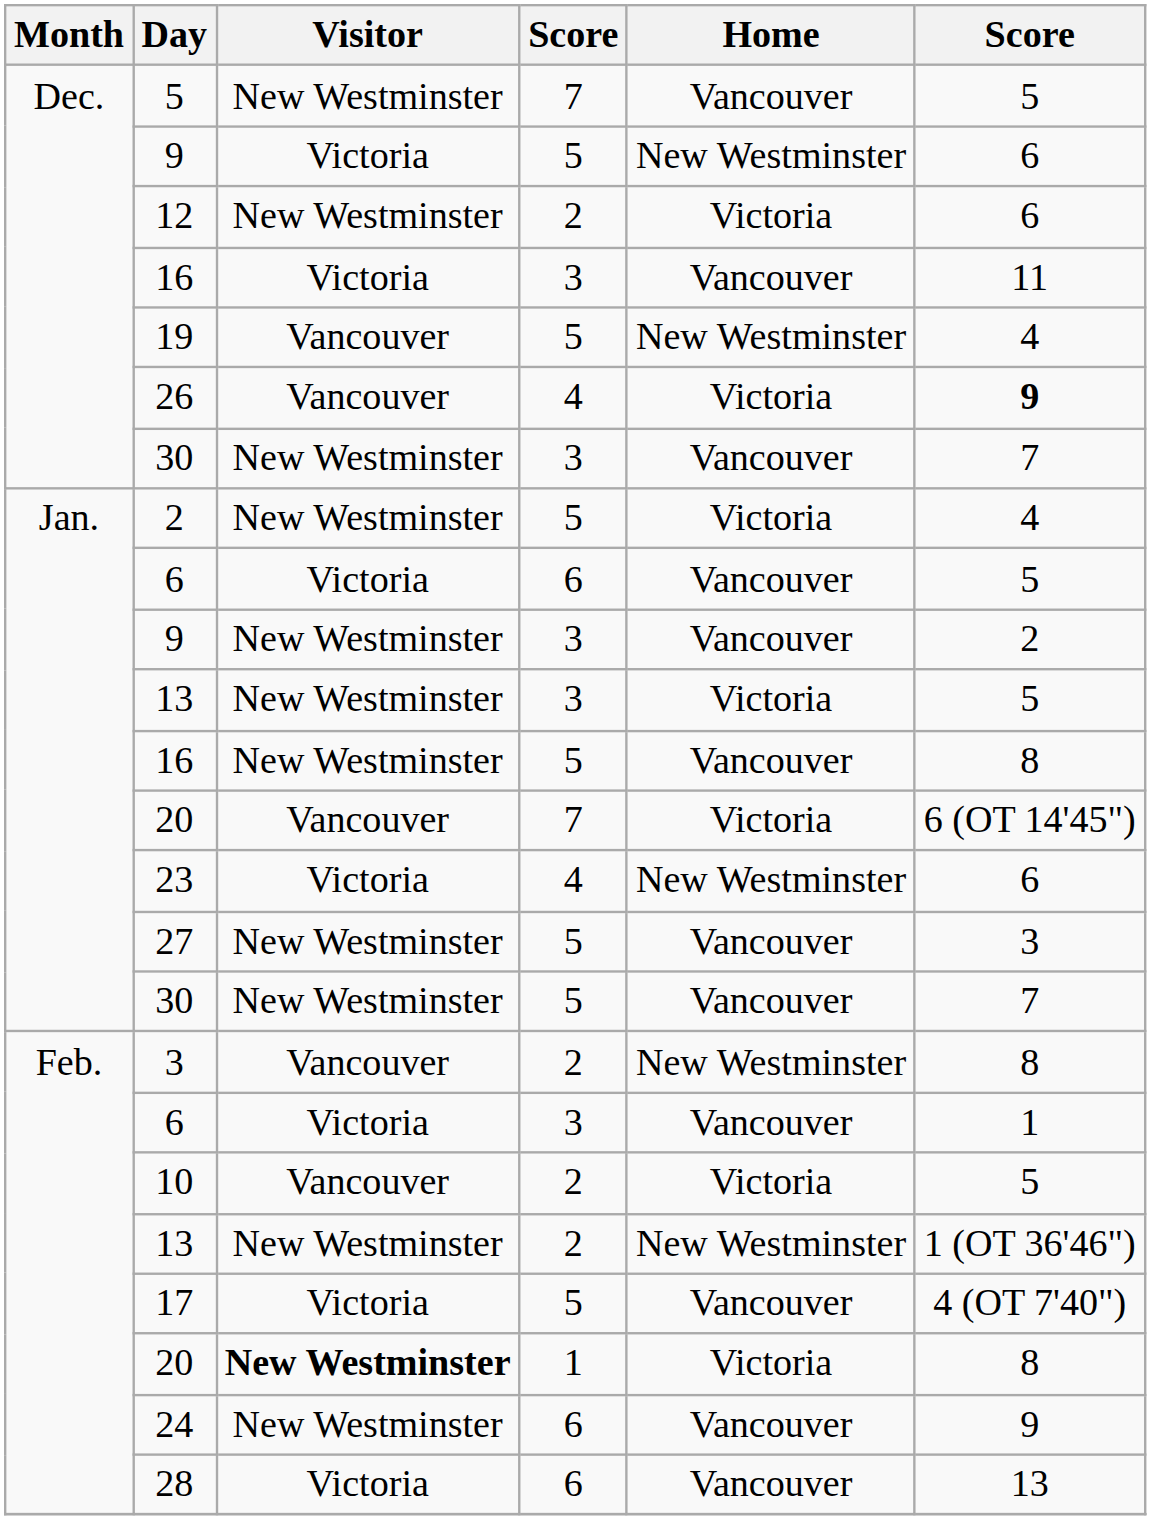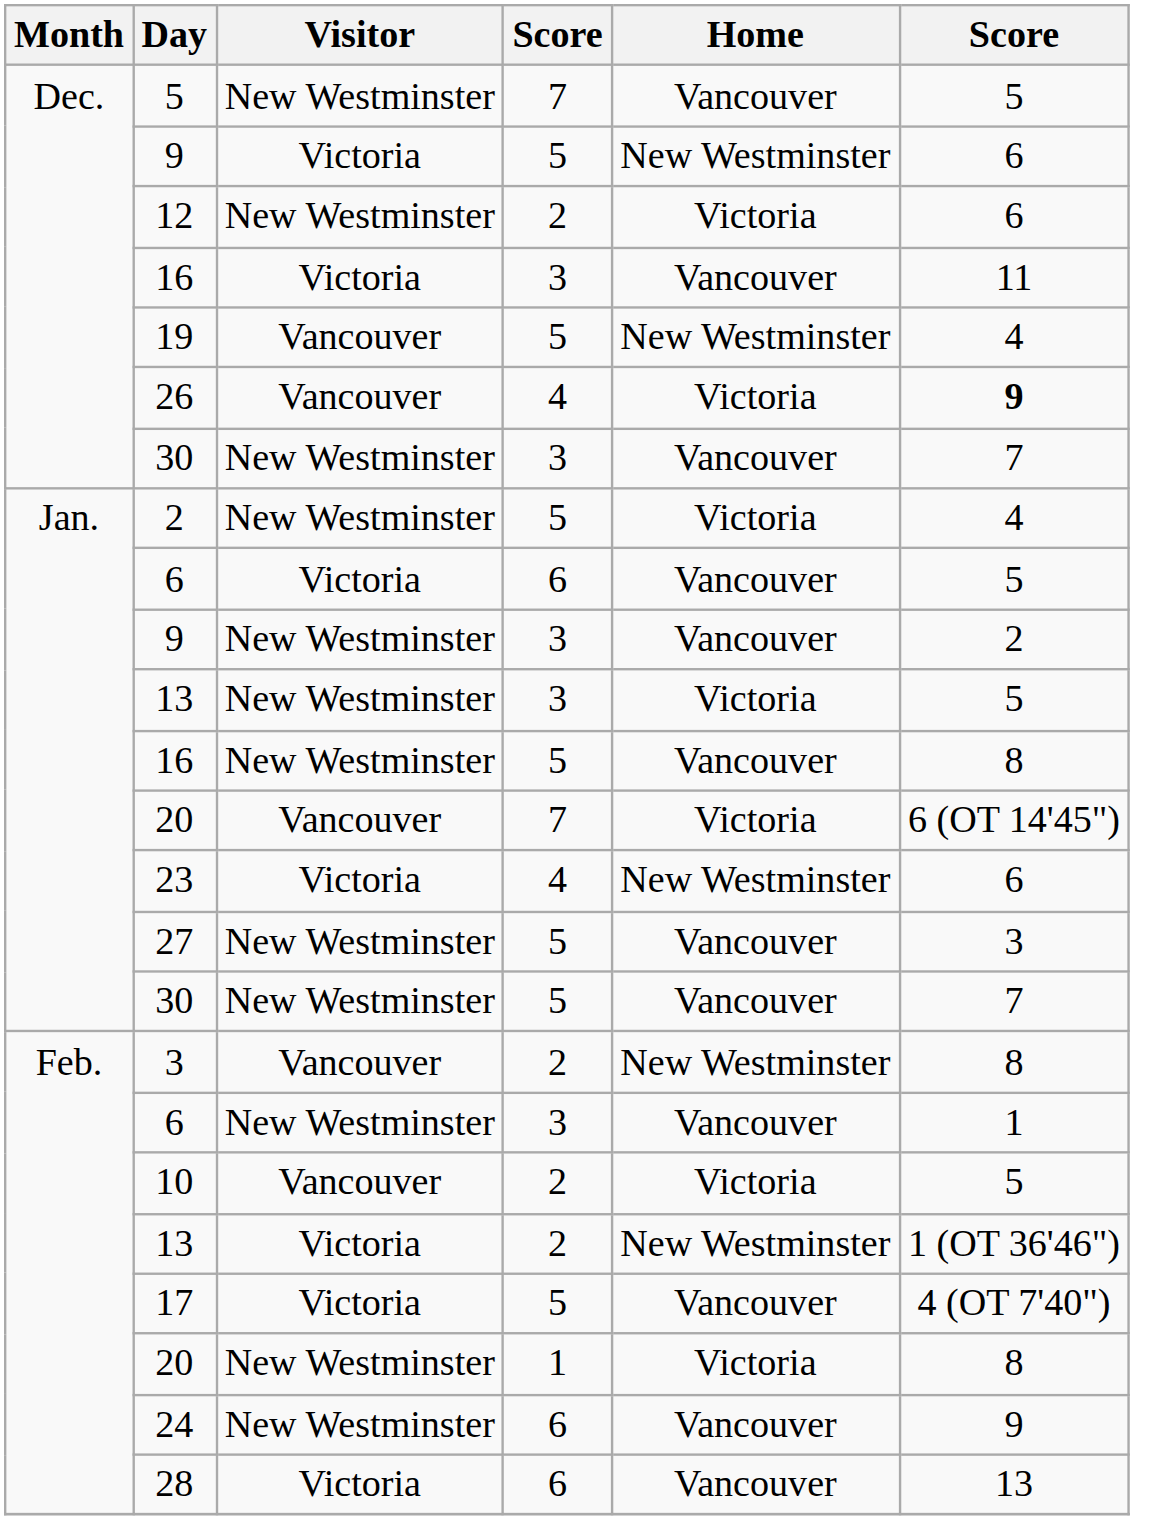(368, 1121) Victoria -> (360, 1121) New Westminster
(368, 1242) New Westminster -> (360, 1242) Victoria
(368, 1363) bold -> (360, 1363) normal
